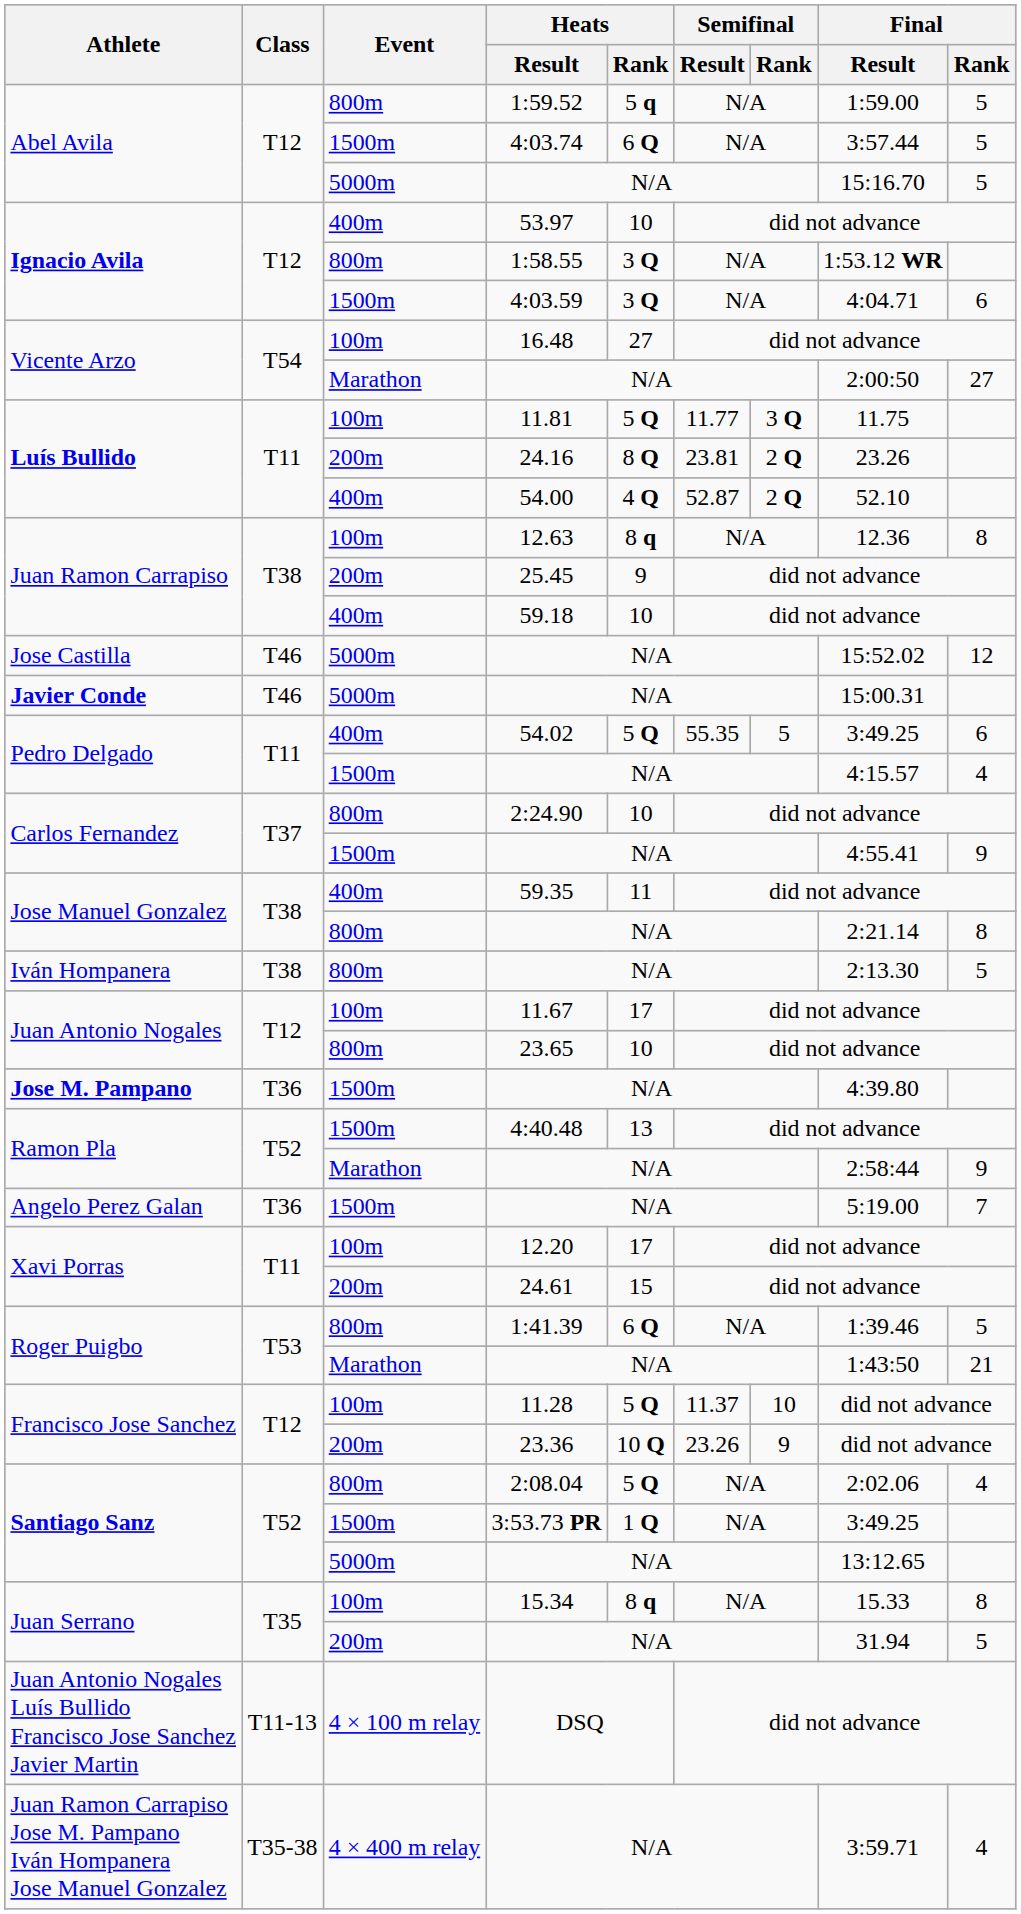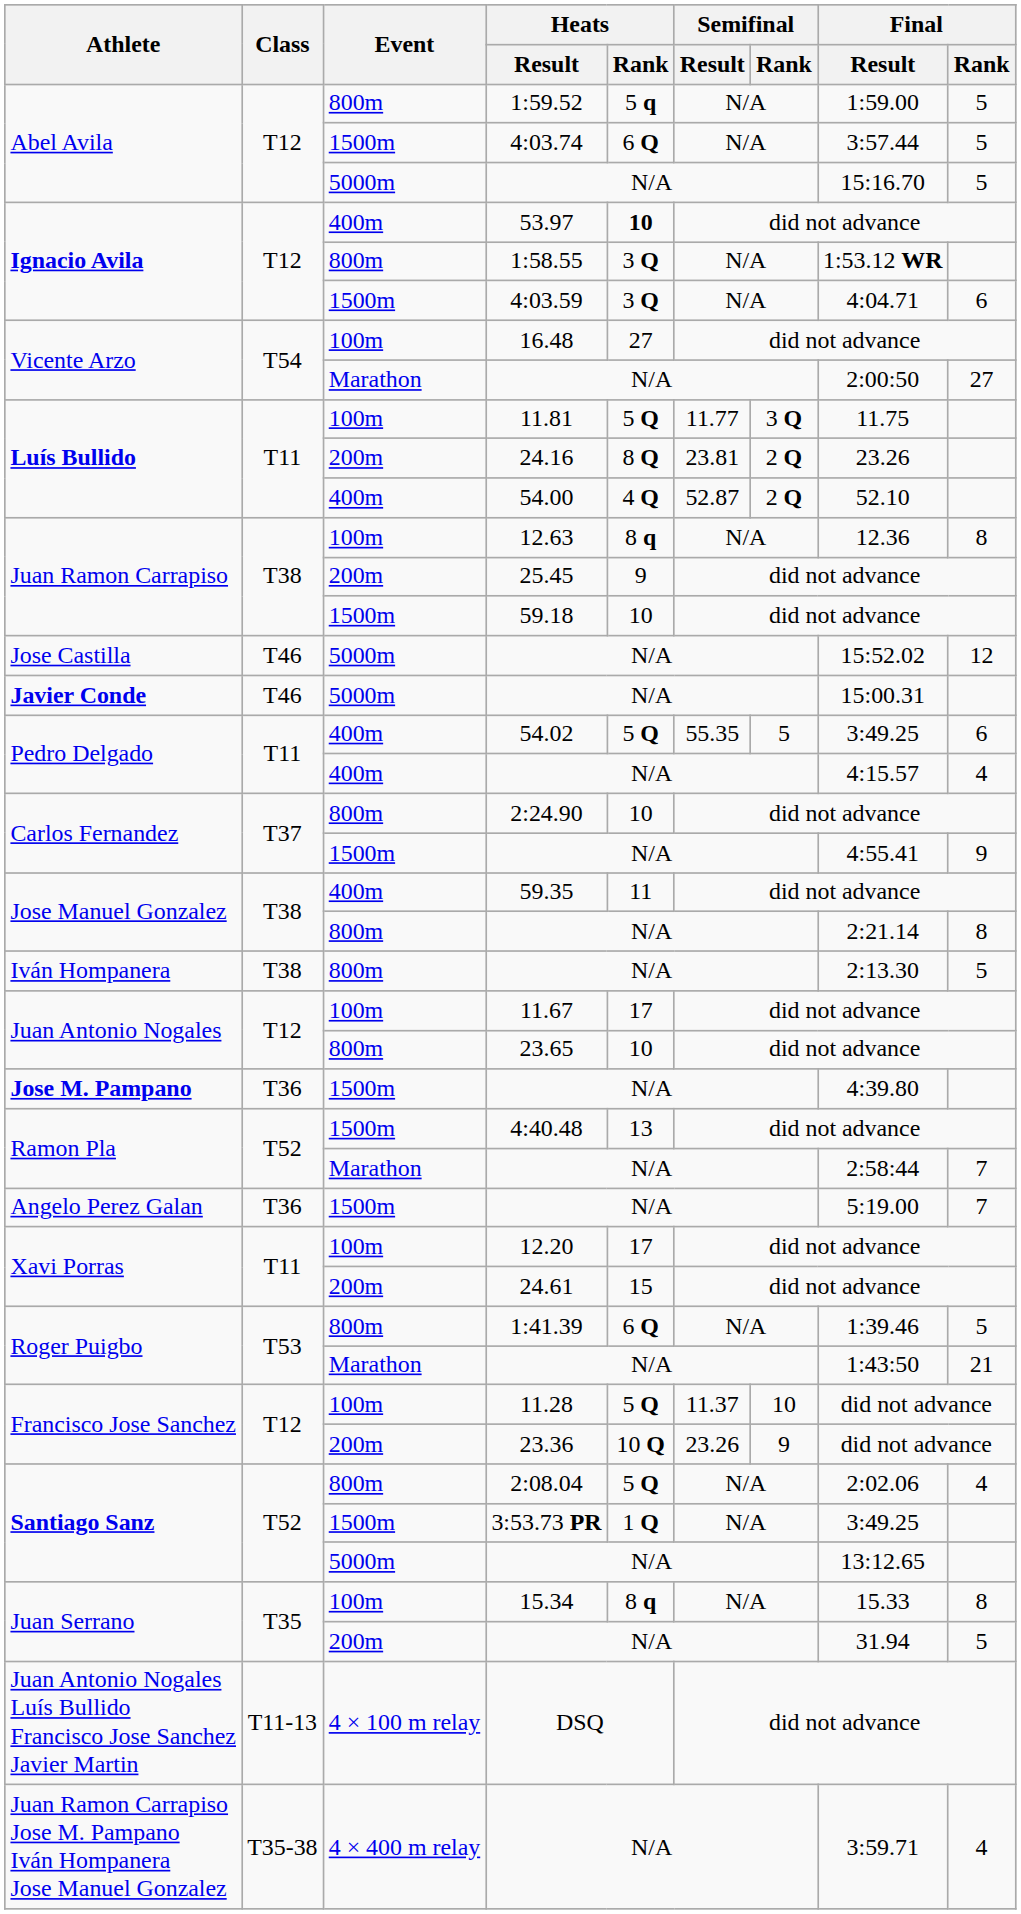(641, 221) normal -> (641, 221) bold
(356, 615) 400m -> (362, 615) 1500m
(362, 773) 1500m -> (356, 773) 400m
(982, 1167) 9 -> (982, 1167) 7
